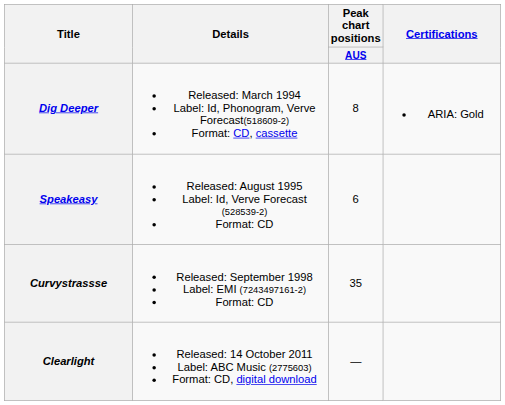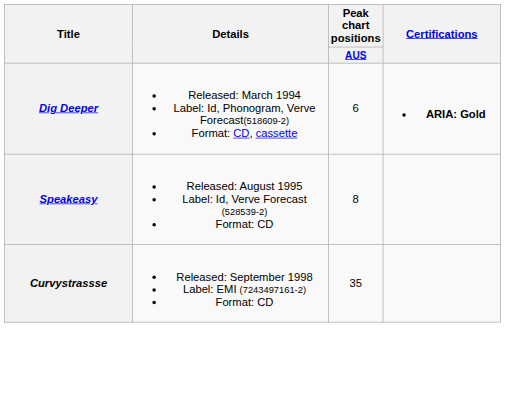(356, 108) 8 -> (356, 108) 6
(442, 115) normal -> (442, 115) bold
(356, 199) 6 -> (356, 199) 8
- row: (69, 361)
